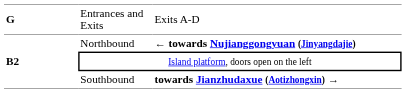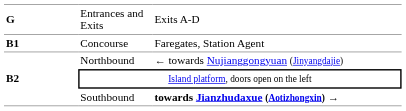+ row: (104, 43)
(255, 43) bold -> (249, 60) normal
